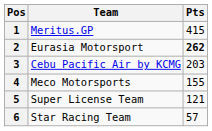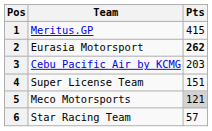(81, 82) Meco Motorsports -> (87, 82) Super License Team
(195, 82) 155 -> (195, 82) 151
(87, 100) Super License Team -> (81, 100) Meco Motorsports
(195, 100) no background -> (195, 100) lightgrey background
